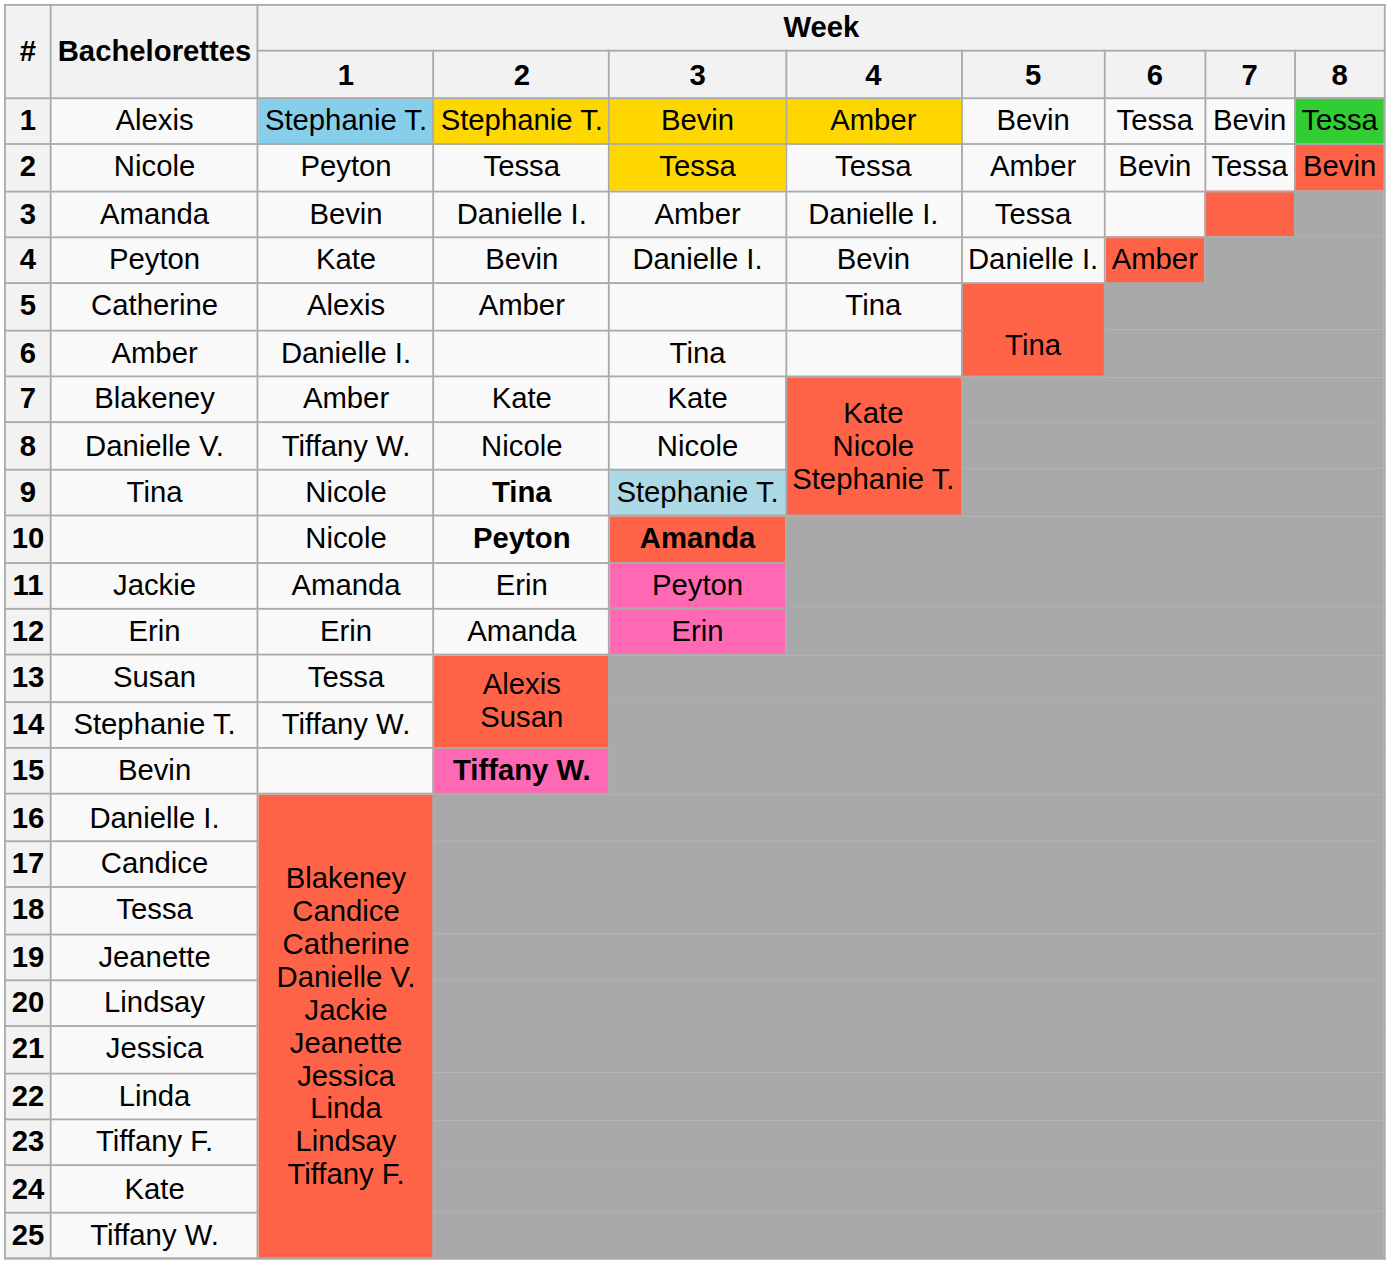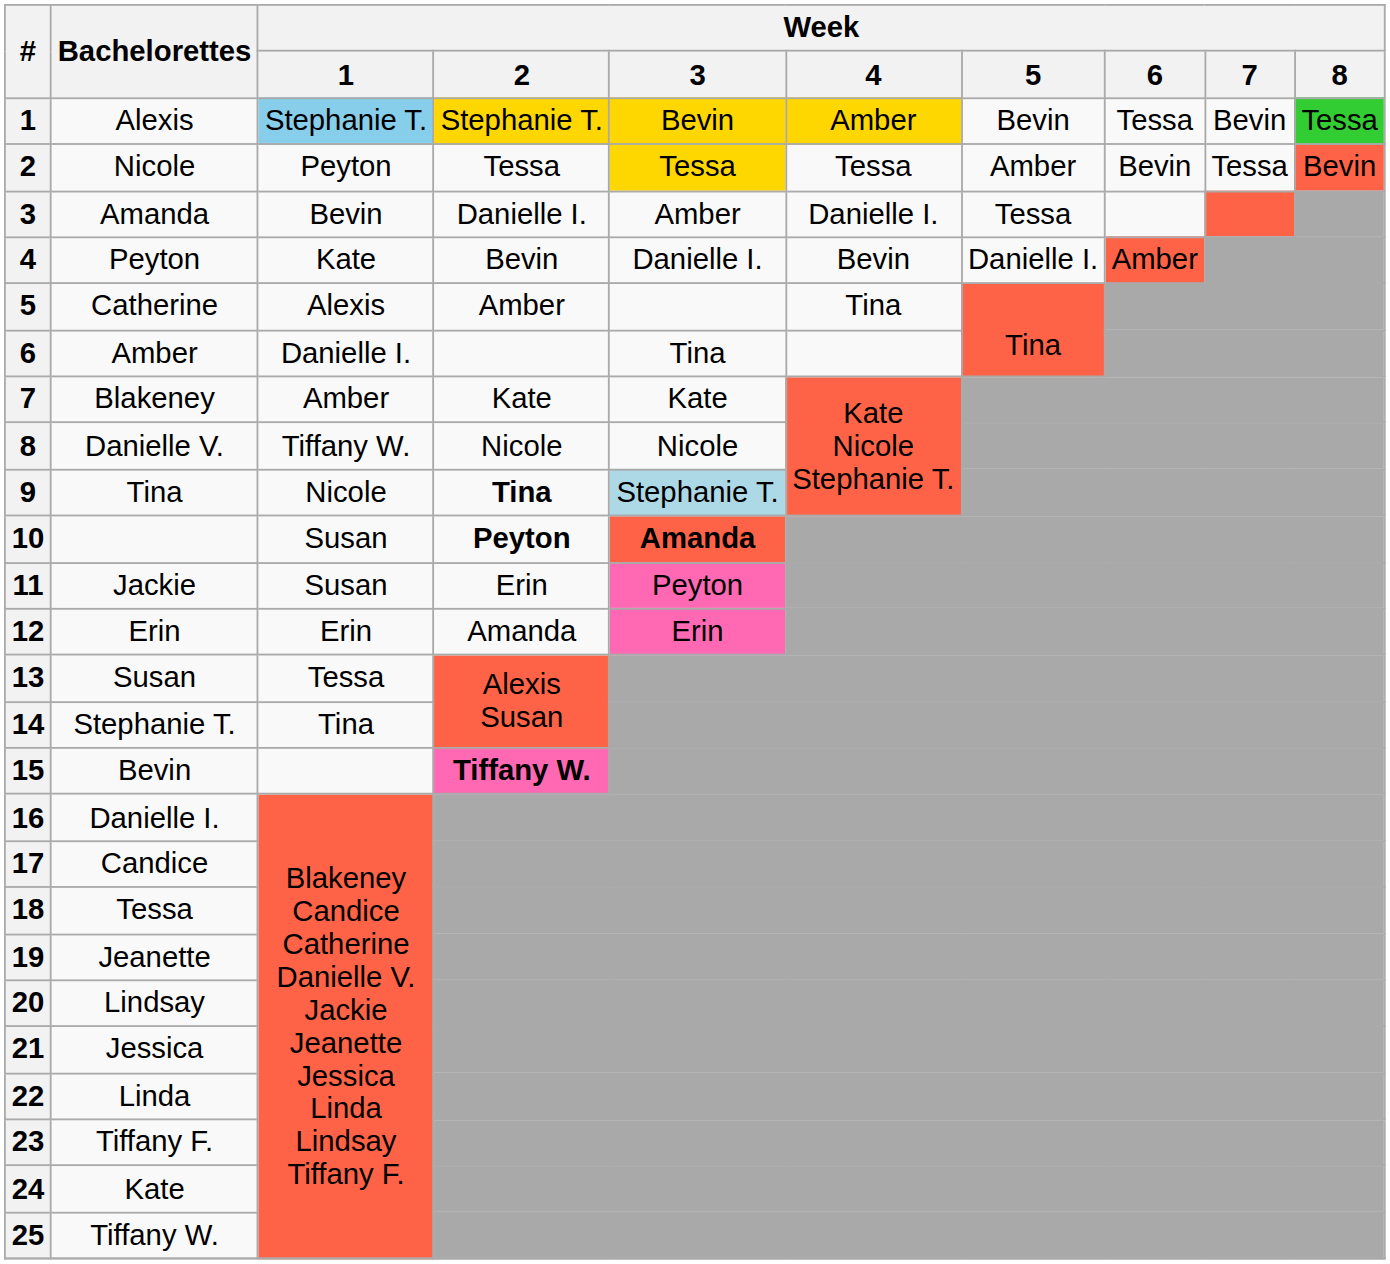(346, 538) Nicole -> (346, 538) Susan
(346, 584) Amanda -> (346, 584) Susan
(346, 724) Tiffany W. -> (346, 724) Tina
